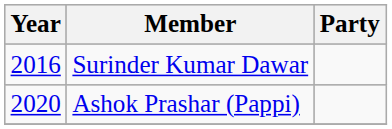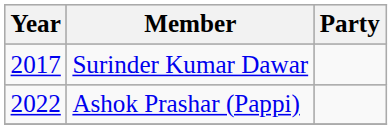(36, 64) 2016 -> (36, 64) 2017
(36, 104) 2020 -> (36, 104) 2022
